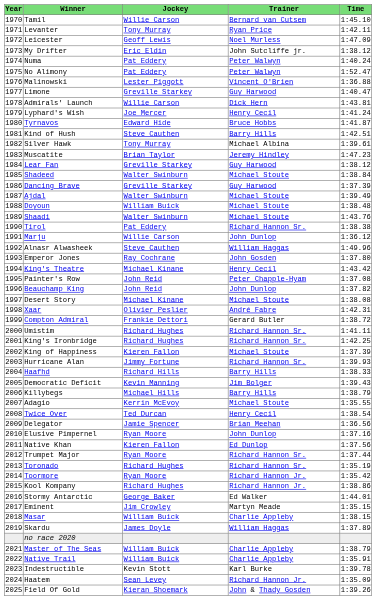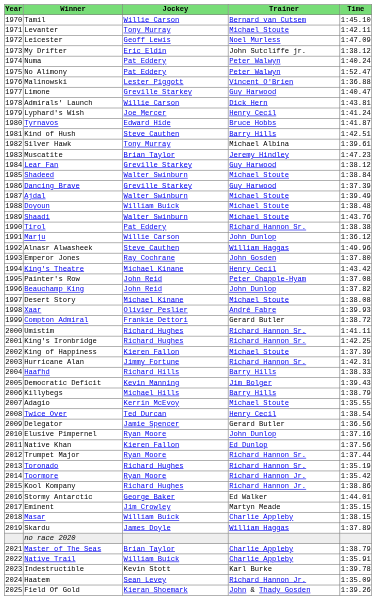(251, 30) Ryan Price -> (259, 30) Michael Stoute
(356, 310) 1:42.31 -> (356, 310) 1:39.93
(356, 362) 1:39.93 -> (356, 362) 1:42.31
(255, 424) Brian Meehan -> (257, 424) Gerard Butler
(151, 549) William Buick -> (149, 549) Brian Taylor
